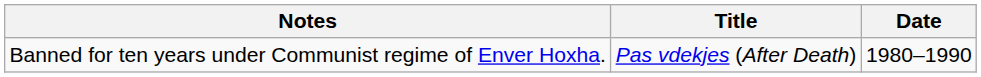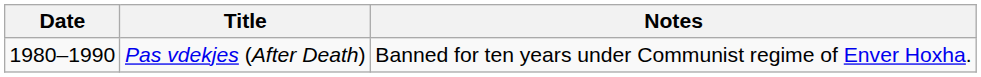columns swapped: (919, 21) <-> (308, 21)
